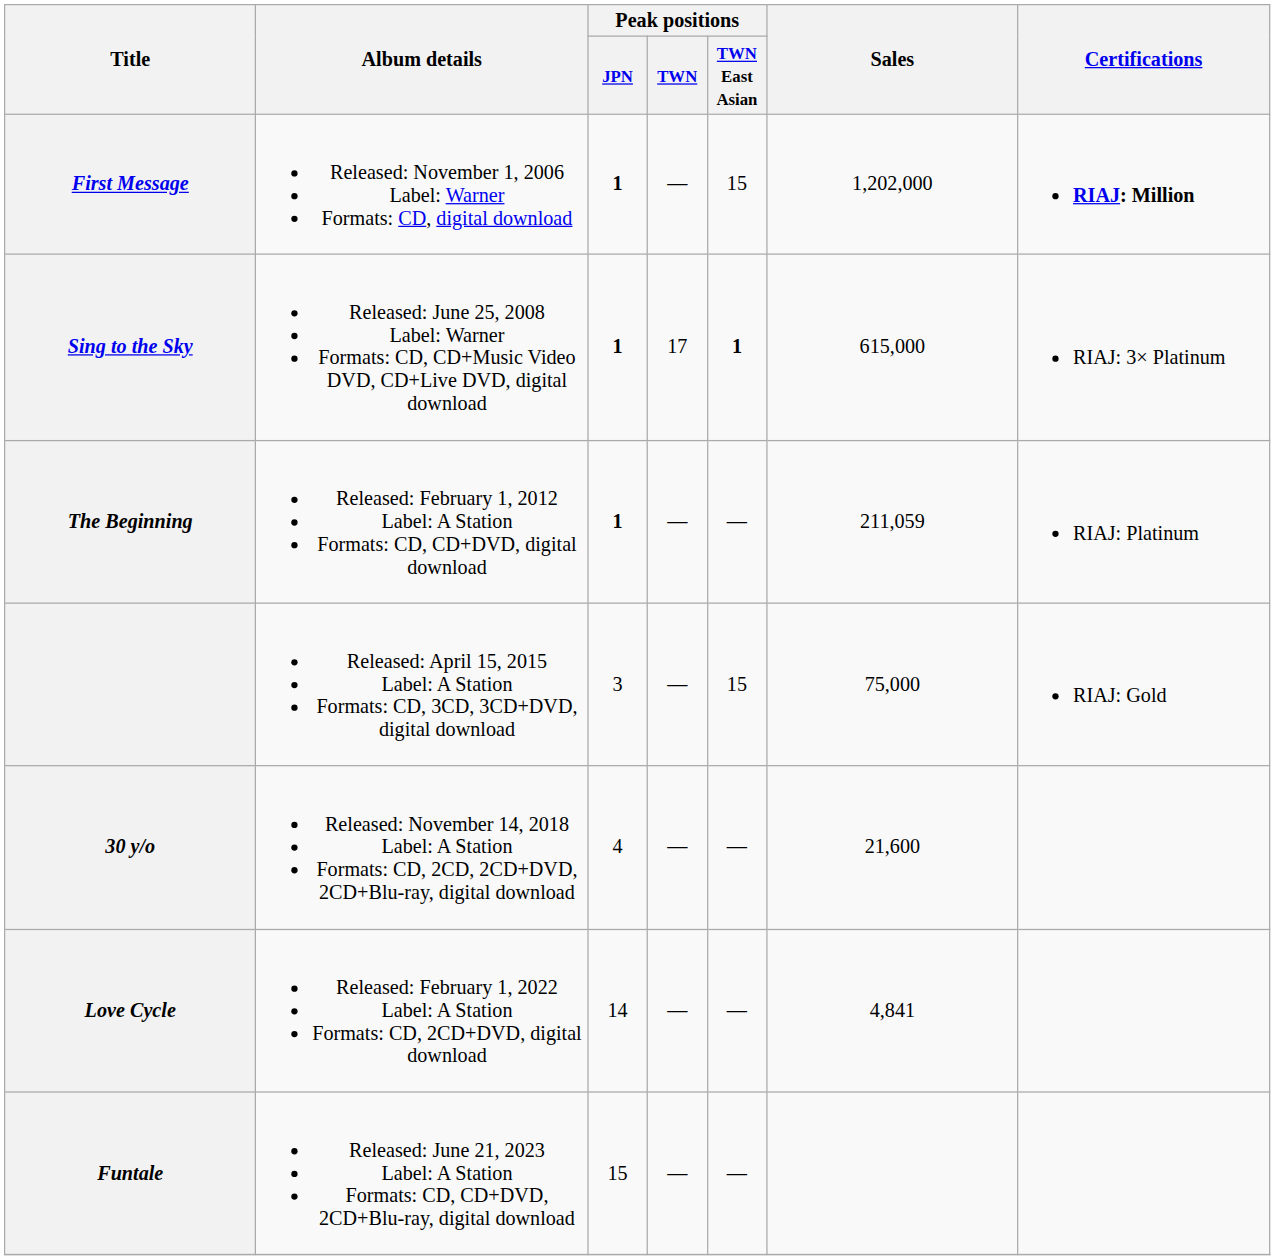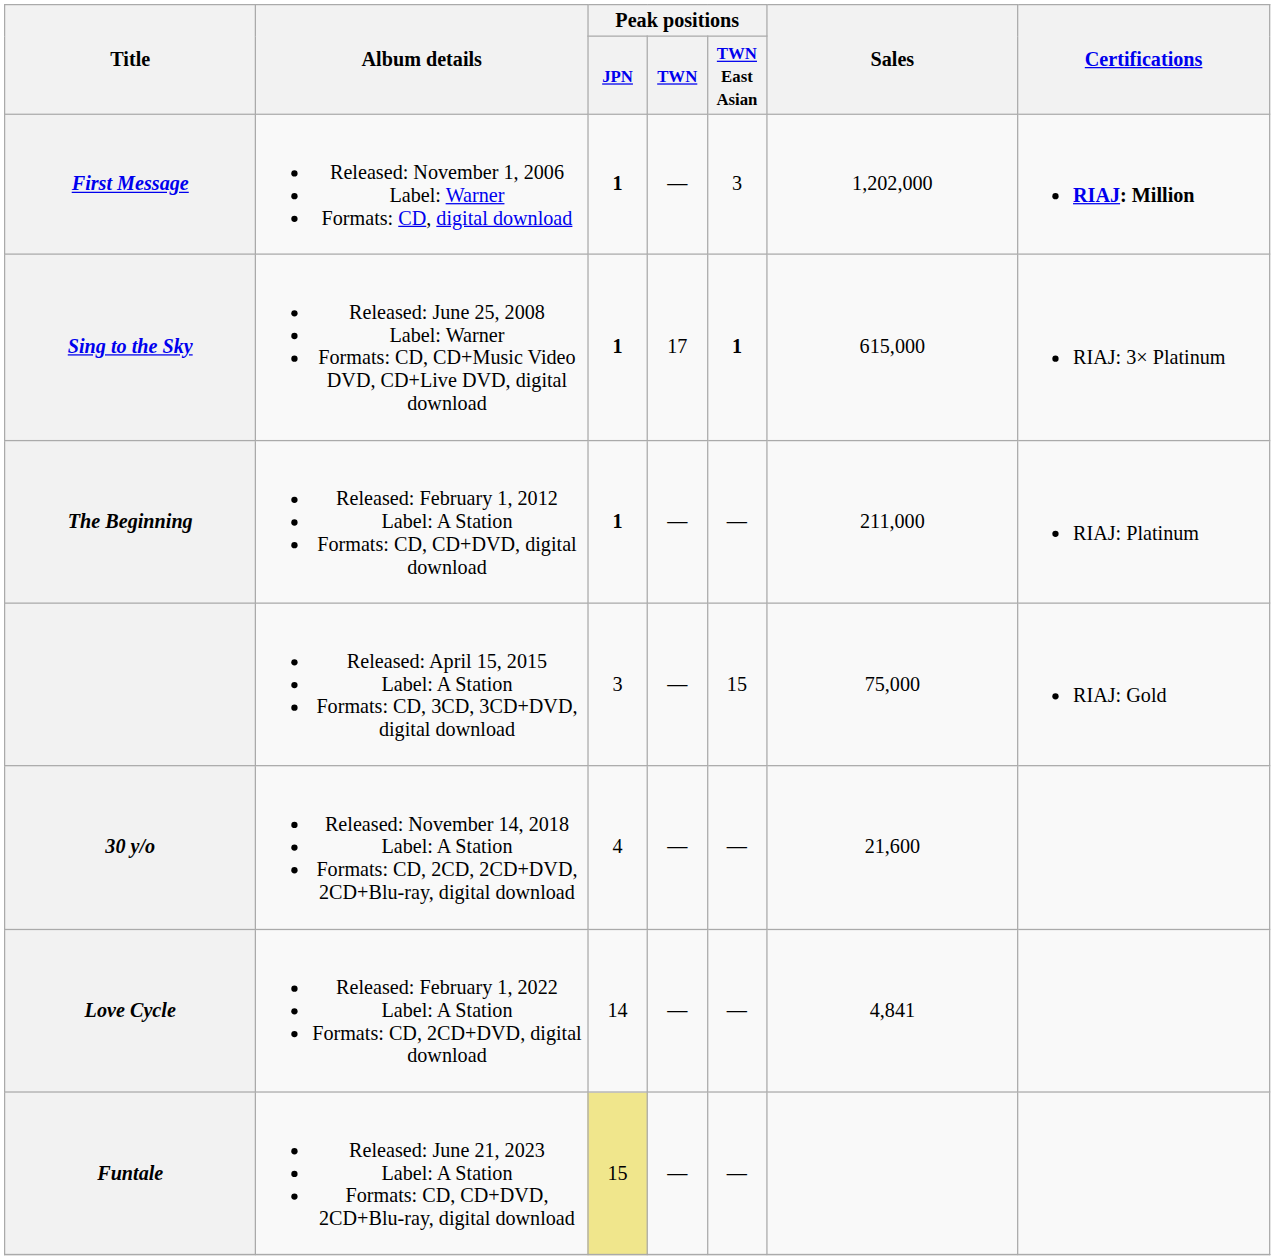(737, 183) 15 -> (737, 183) 3
(892, 521) 211,059 -> (892, 521) 211,000
(618, 1173) no background -> (618, 1173) khaki background
